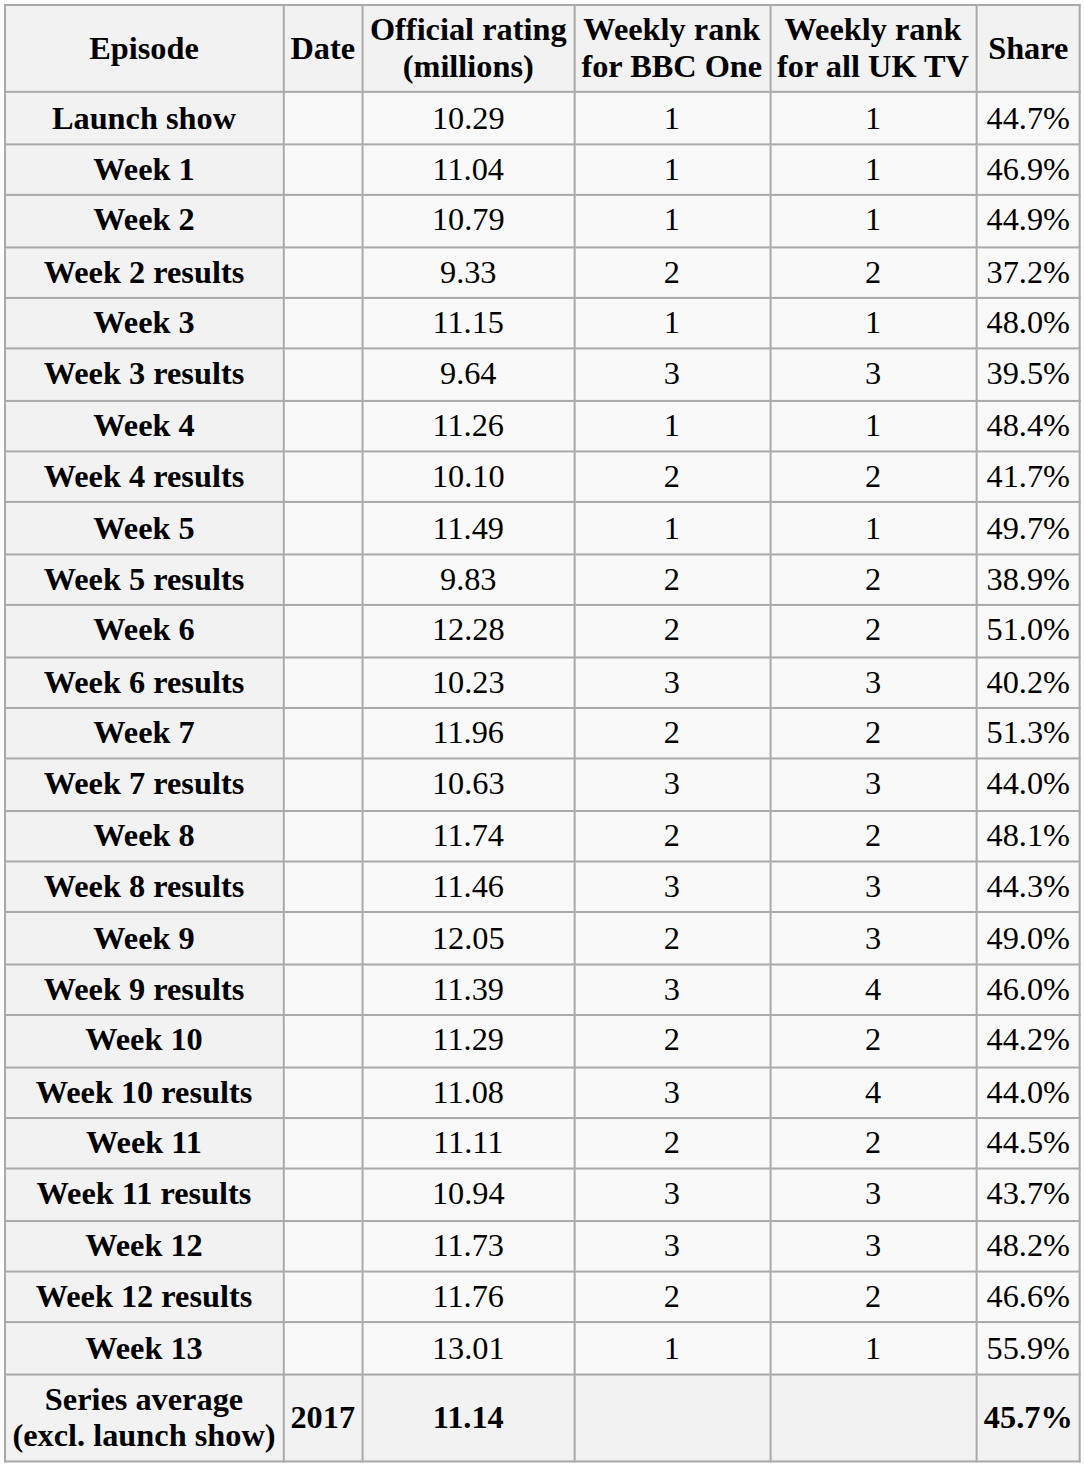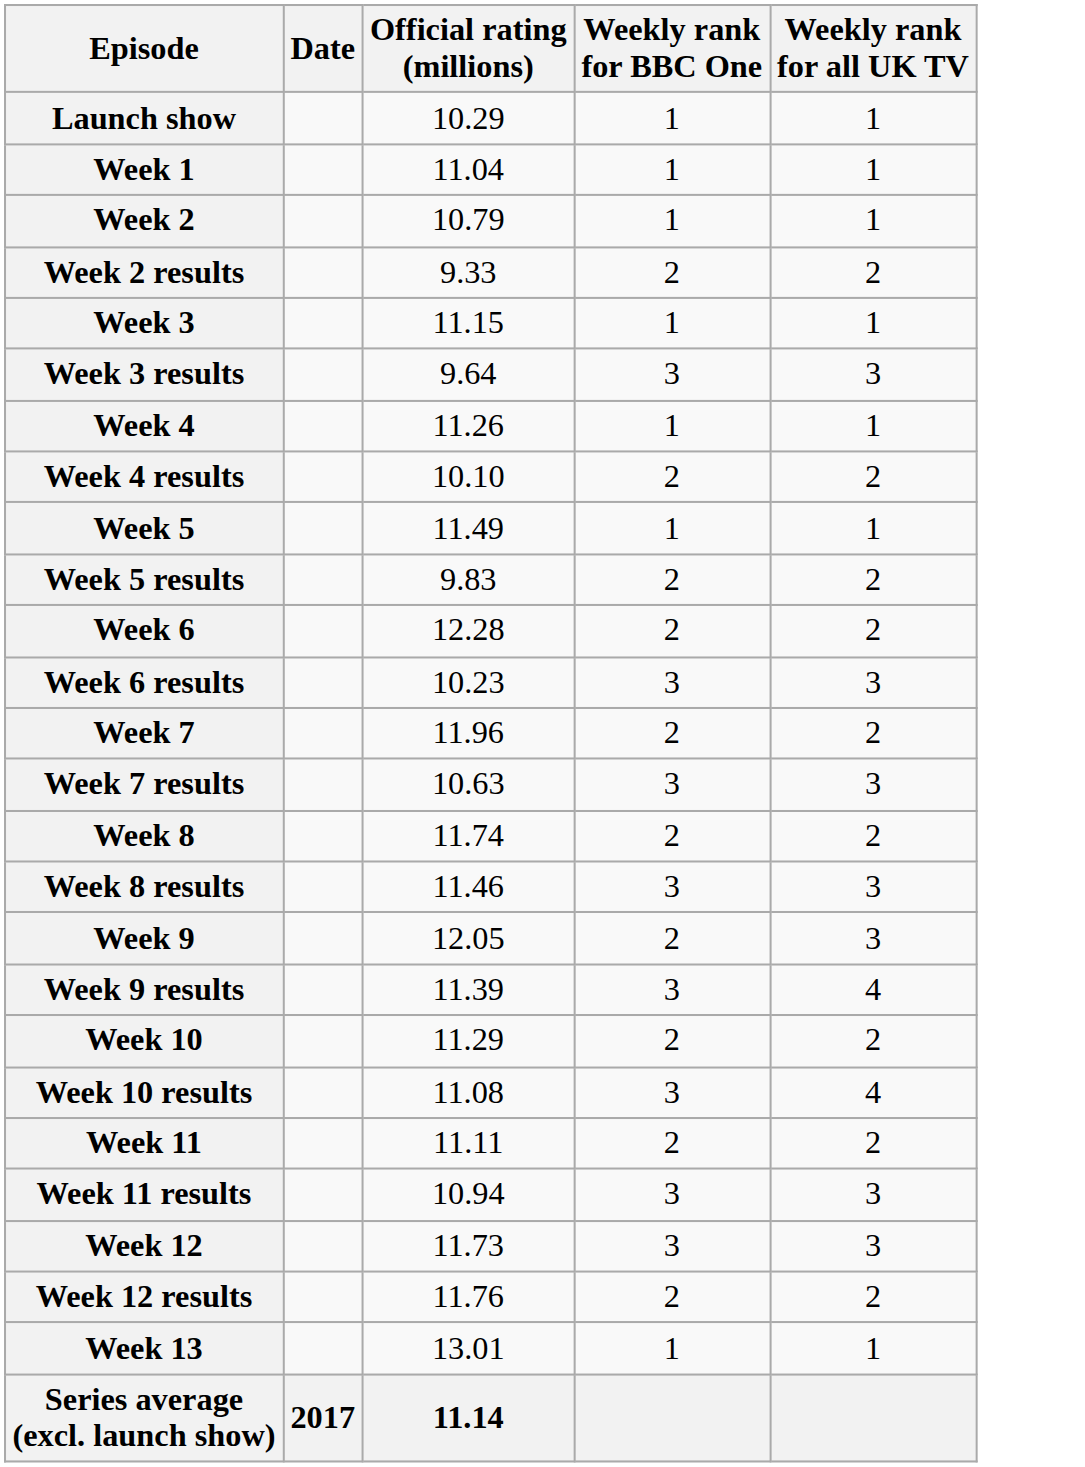- column: (1028, 48)
